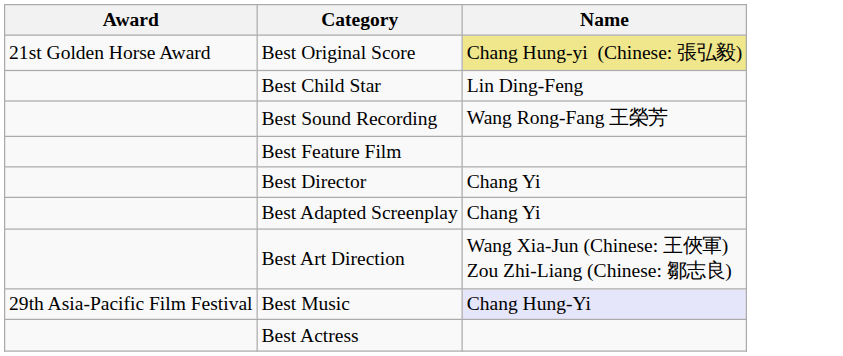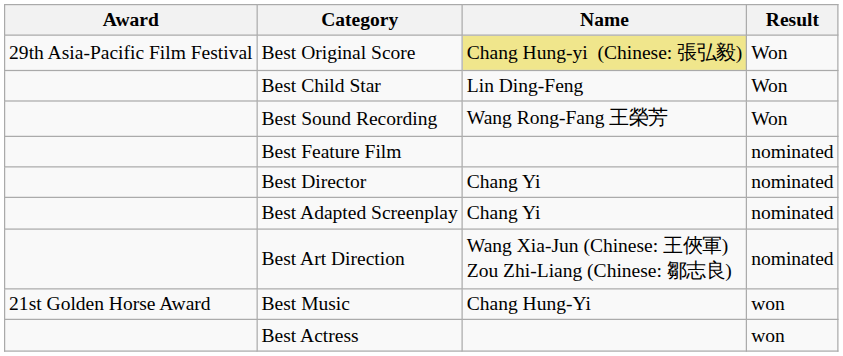+ column: (792, 19)
(110, 52) 21st Golden Horse Award -> (131, 52) 29th Asia-Pacific Film Festival
(131, 304) 29th Asia-Pacific Film Festival -> (110, 304) 21st Golden Horse Award
(529, 304) lavender background -> (529, 304) no background
